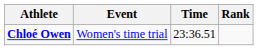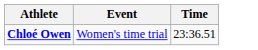- column: (236, 14)
